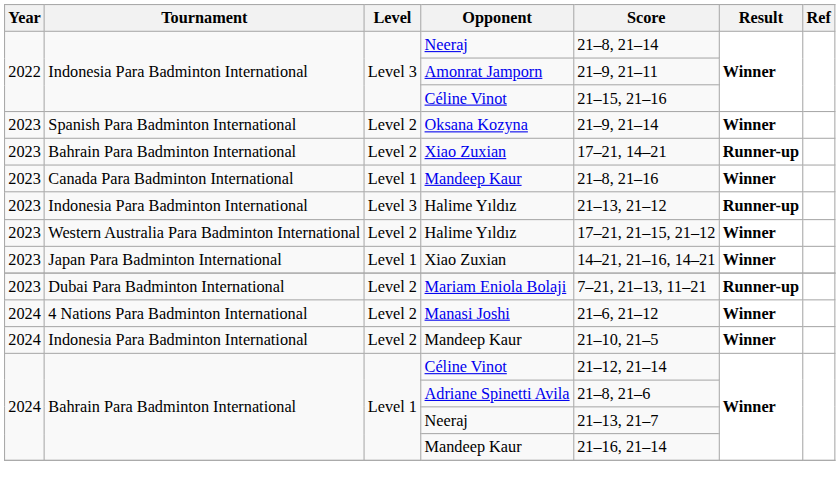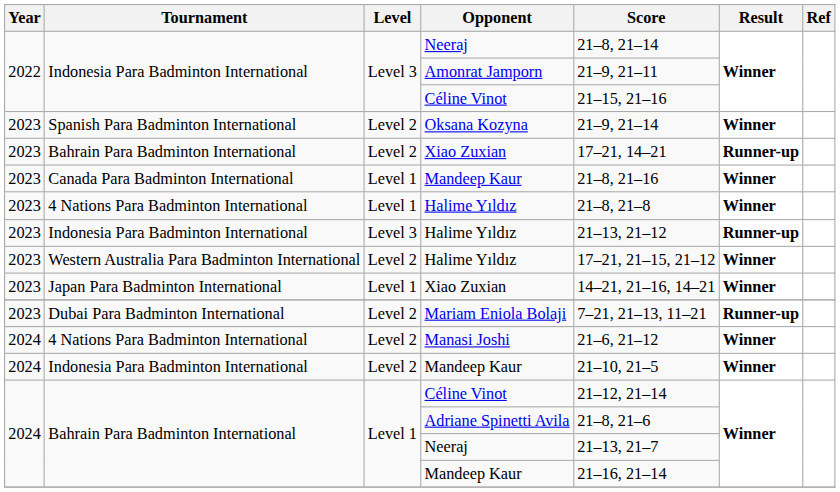+ row: (178, 205)
